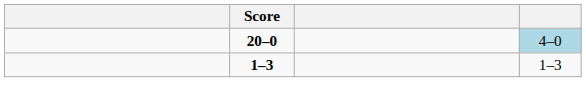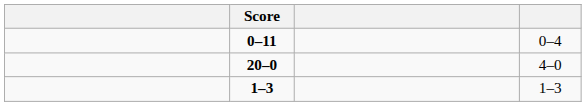+ row: (262, 40)
(550, 40) lightblue background -> (550, 64) no background
